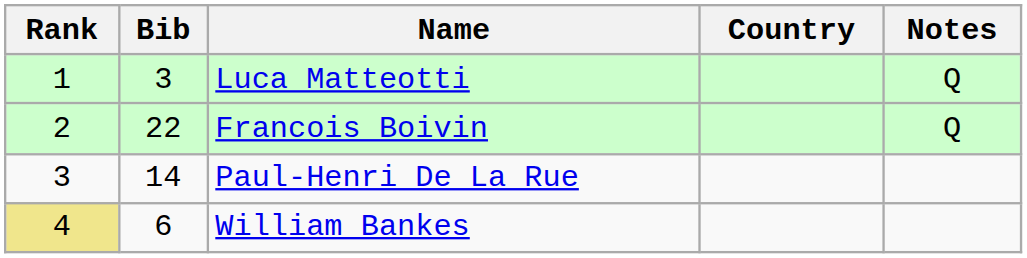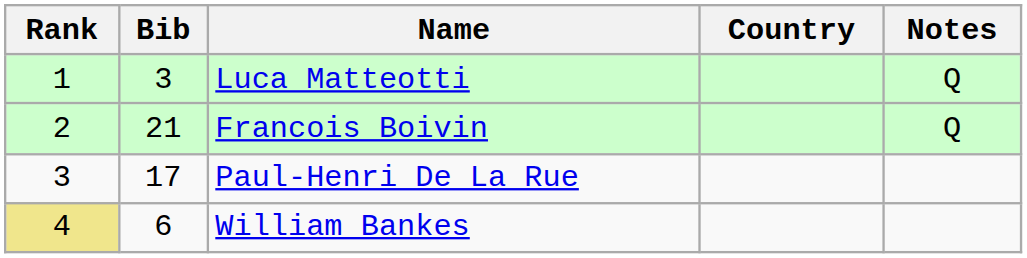(163, 129) 22 -> (163, 129) 21
(163, 178) 14 -> (163, 178) 17
